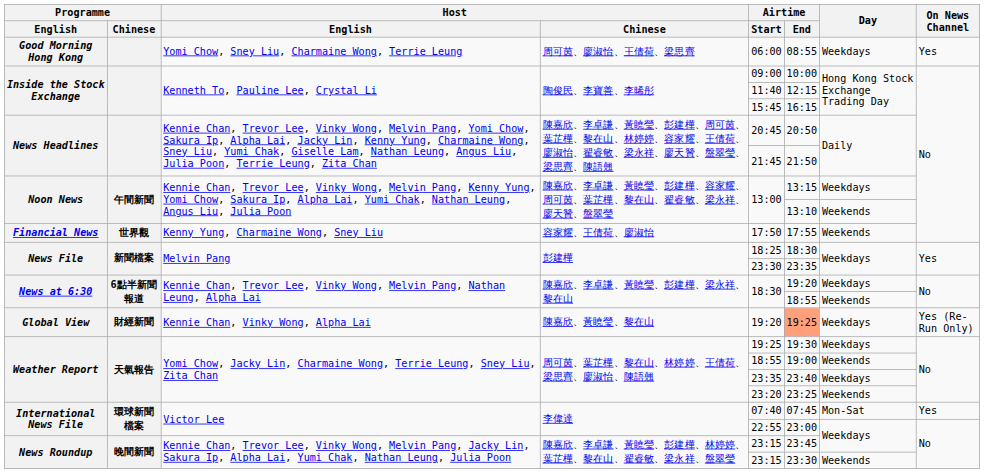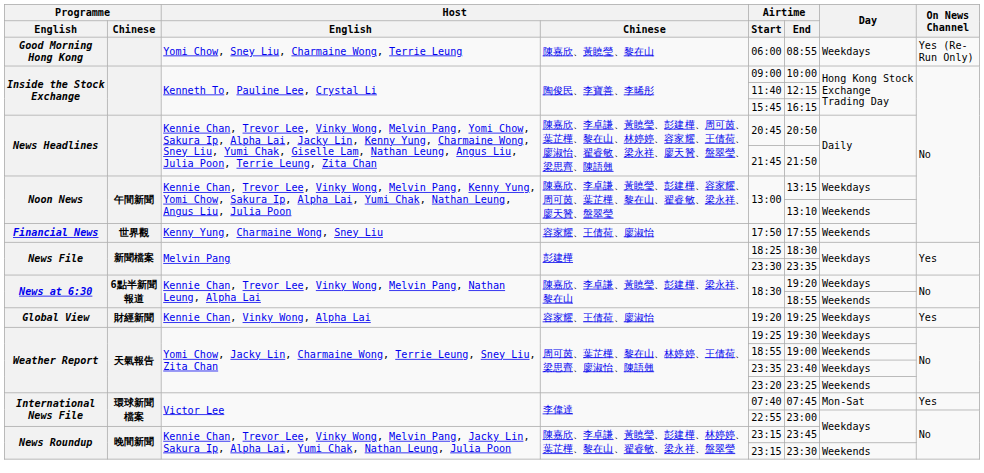(619, 51) 周可茵、廖淑怡、王倩荷、梁思齊 -> (598, 51) 陳嘉欣、黃䁱瑩、黎在山
(928, 52) Yes -> (946, 52) Yes (Re-Run Only)
(598, 322) 陳嘉欣、黃䁱瑩、黎在山 -> (598, 317) 容家耀、王倩荷、廖淑怡
(802, 322) lightsalmon background -> (802, 318) no background
(946, 322) Yes (Re-Run Only) -> (928, 318) Yes
